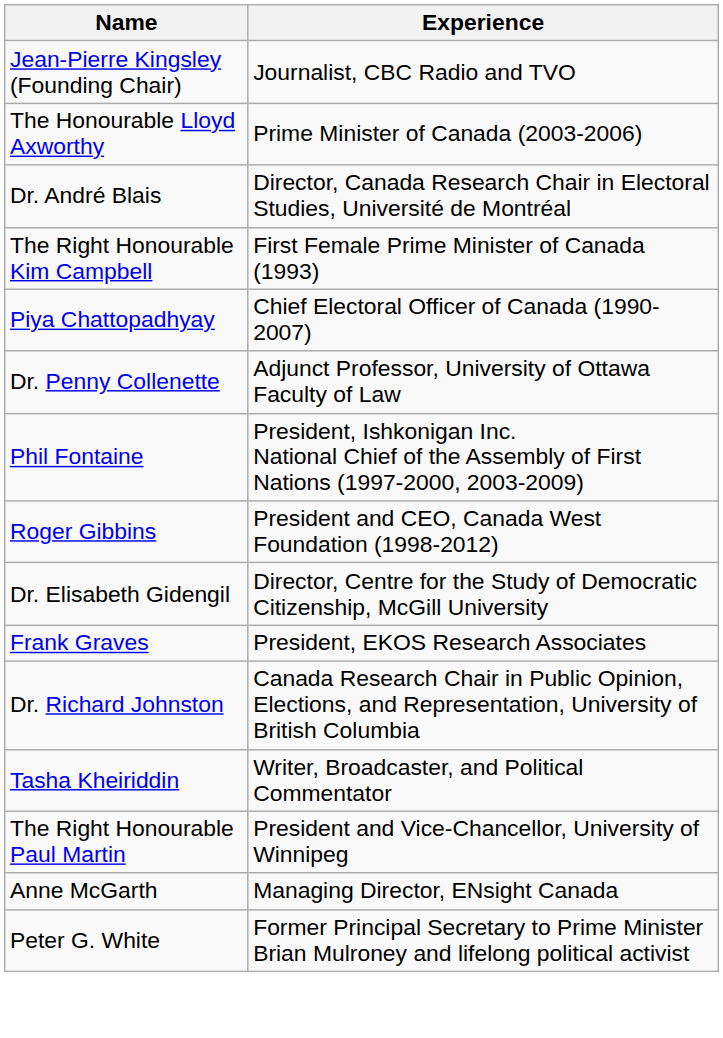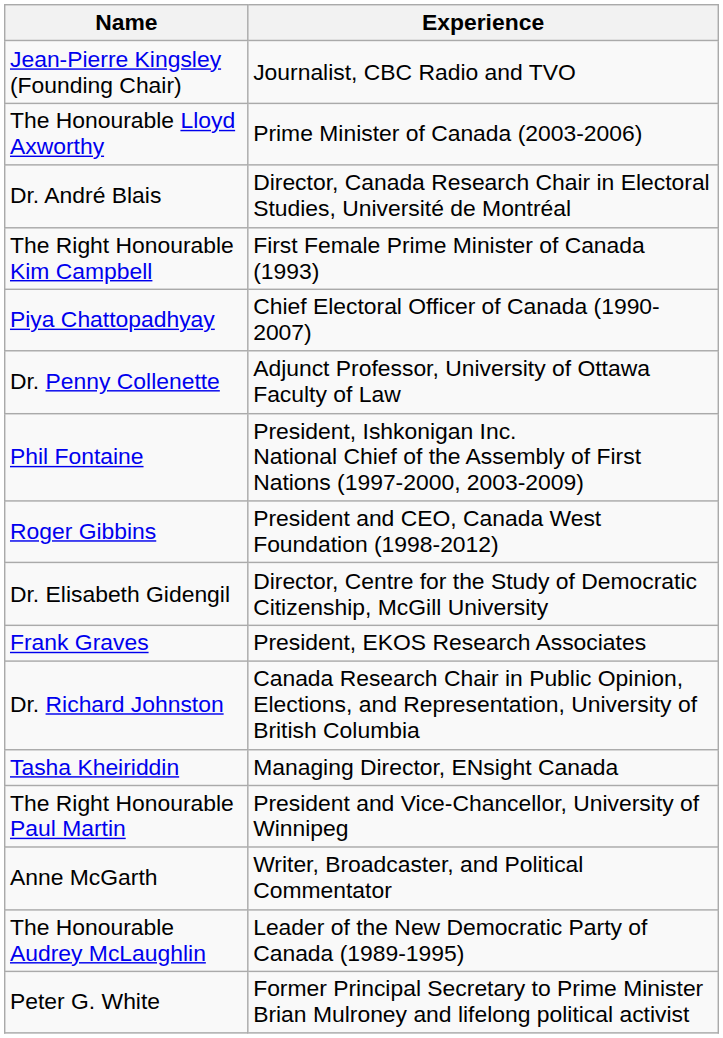(418, 779) Writer, Broadcaster, and Political Commentator -> (436, 766) Managing Director, ENsight Canada
(436, 891) Managing Director, ENsight Canada -> (418, 878) Writer, Broadcaster, and Political Commentator
+ row: (108, 940)
